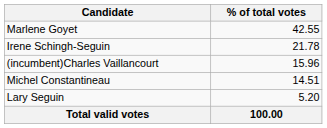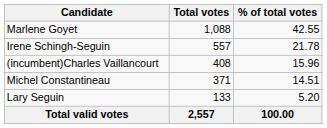+ column: (201, 13)
